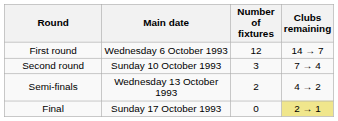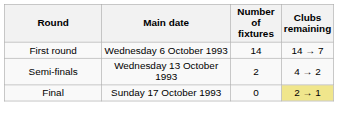(256, 50) 12 -> (256, 50) 14
- row: (53, 66)
